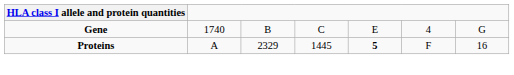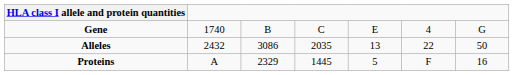+ row: (96, 45)
(375, 45) bold -> (375, 62) normal
